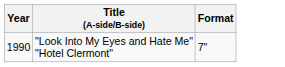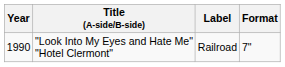+ column: (217, 18)
